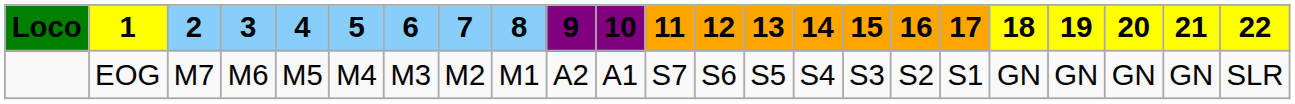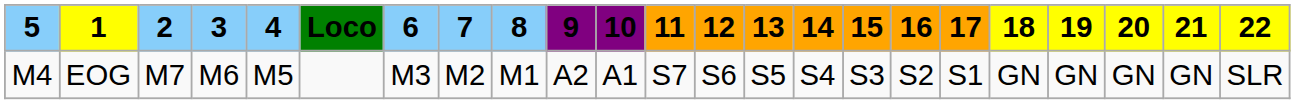columns swapped: (47, 27) <-> (357, 27)
